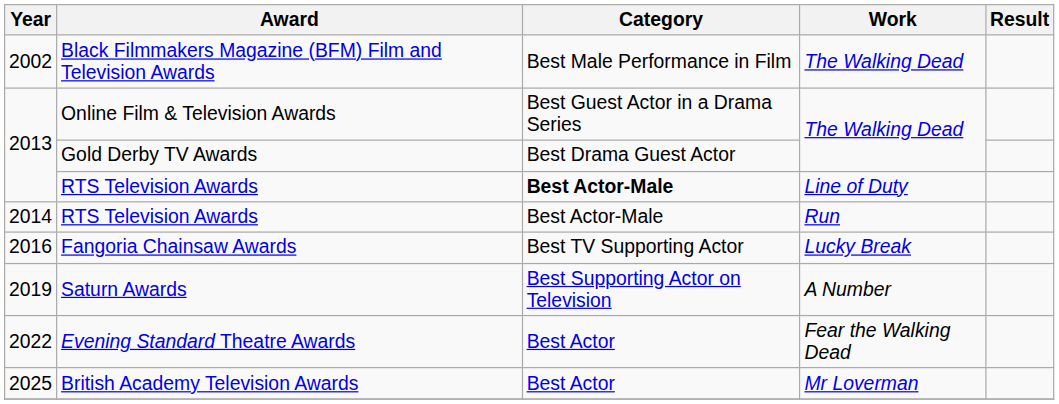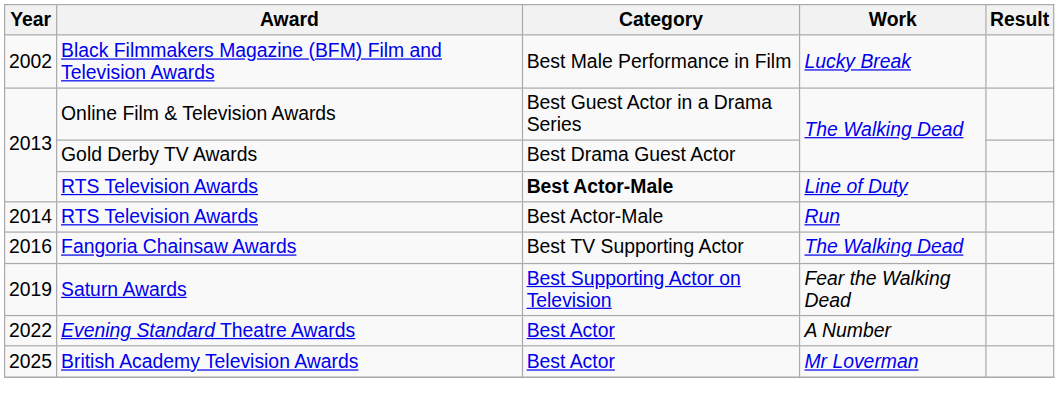(884, 61) The Walking Dead -> (858, 61) Lucky Break
(858, 247) Lucky Break -> (884, 247) The Walking Dead
(848, 289) A Number -> (877, 289) Fear the Walking Dead
(877, 341) Fear the Walking Dead -> (848, 330) A Number
